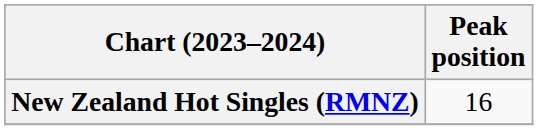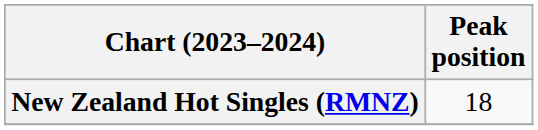(478, 101) 16 -> (478, 101) 18
